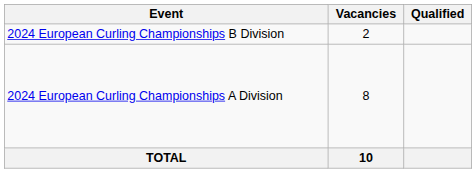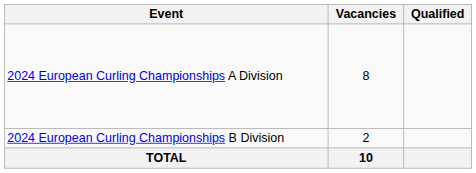rows swapped: (145, 96) <-> (146, 34)
